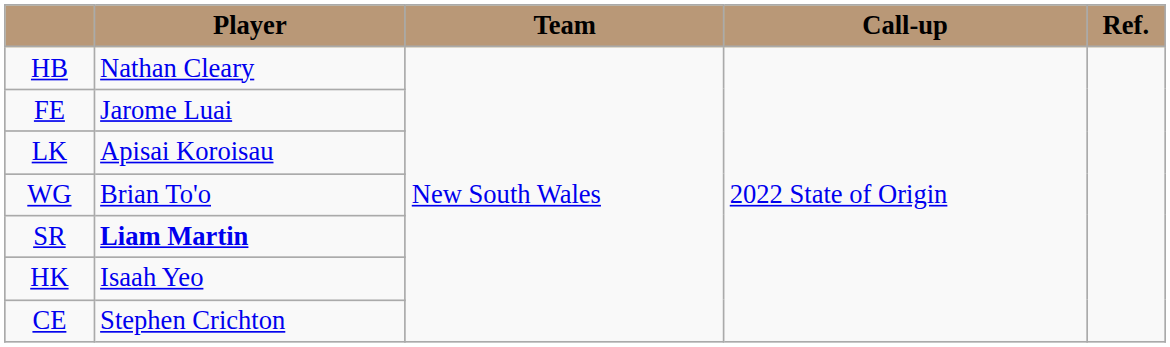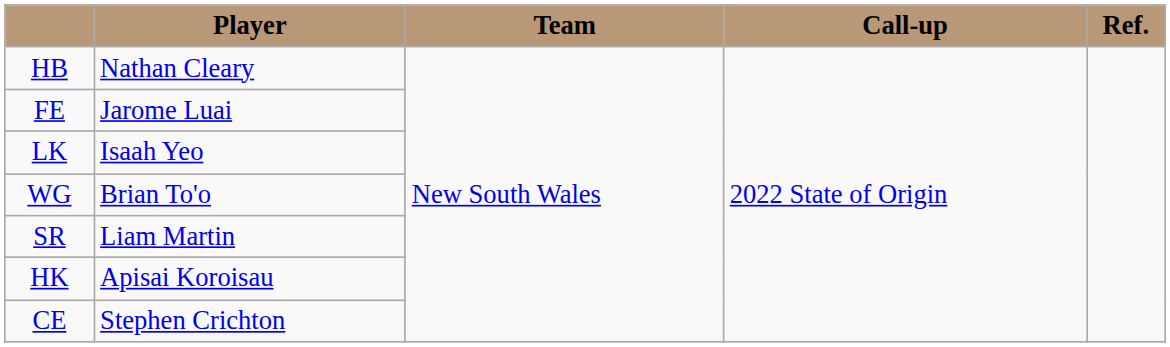(187, 151) Apisai Koroisau -> (152, 151) Isaah Yeo
(174, 236) bold -> (168, 236) normal
(152, 278) Isaah Yeo -> (187, 278) Apisai Koroisau
